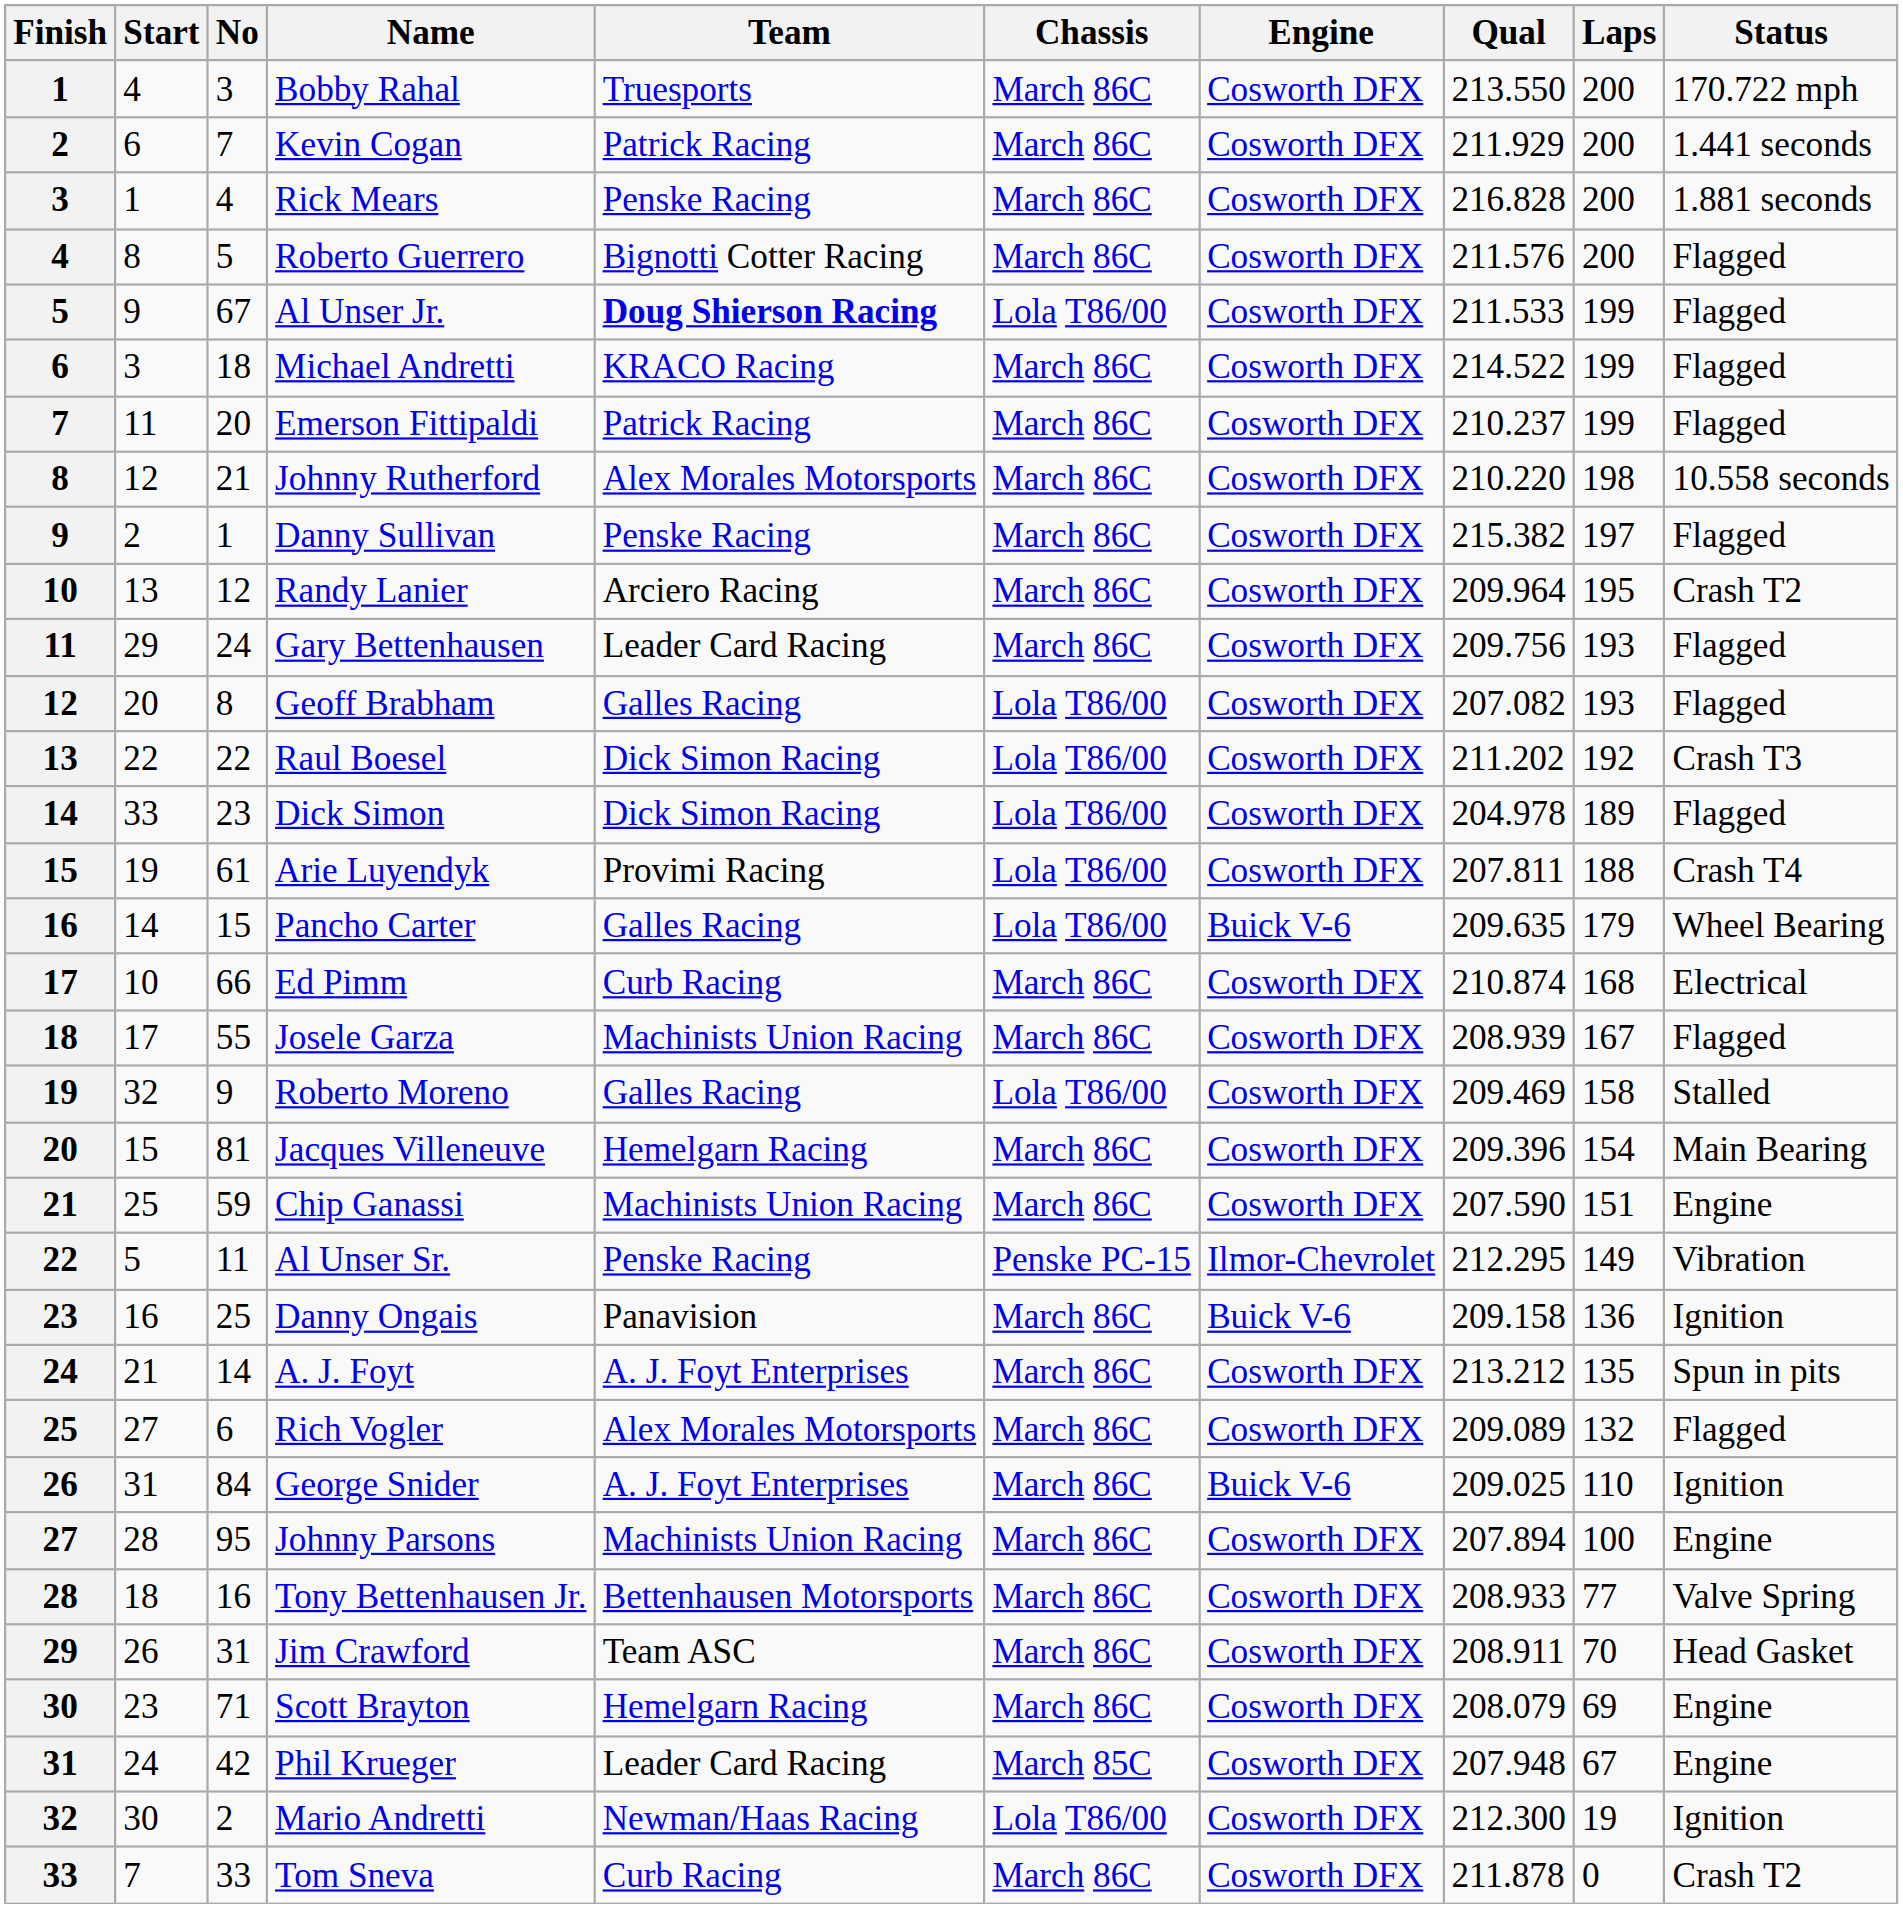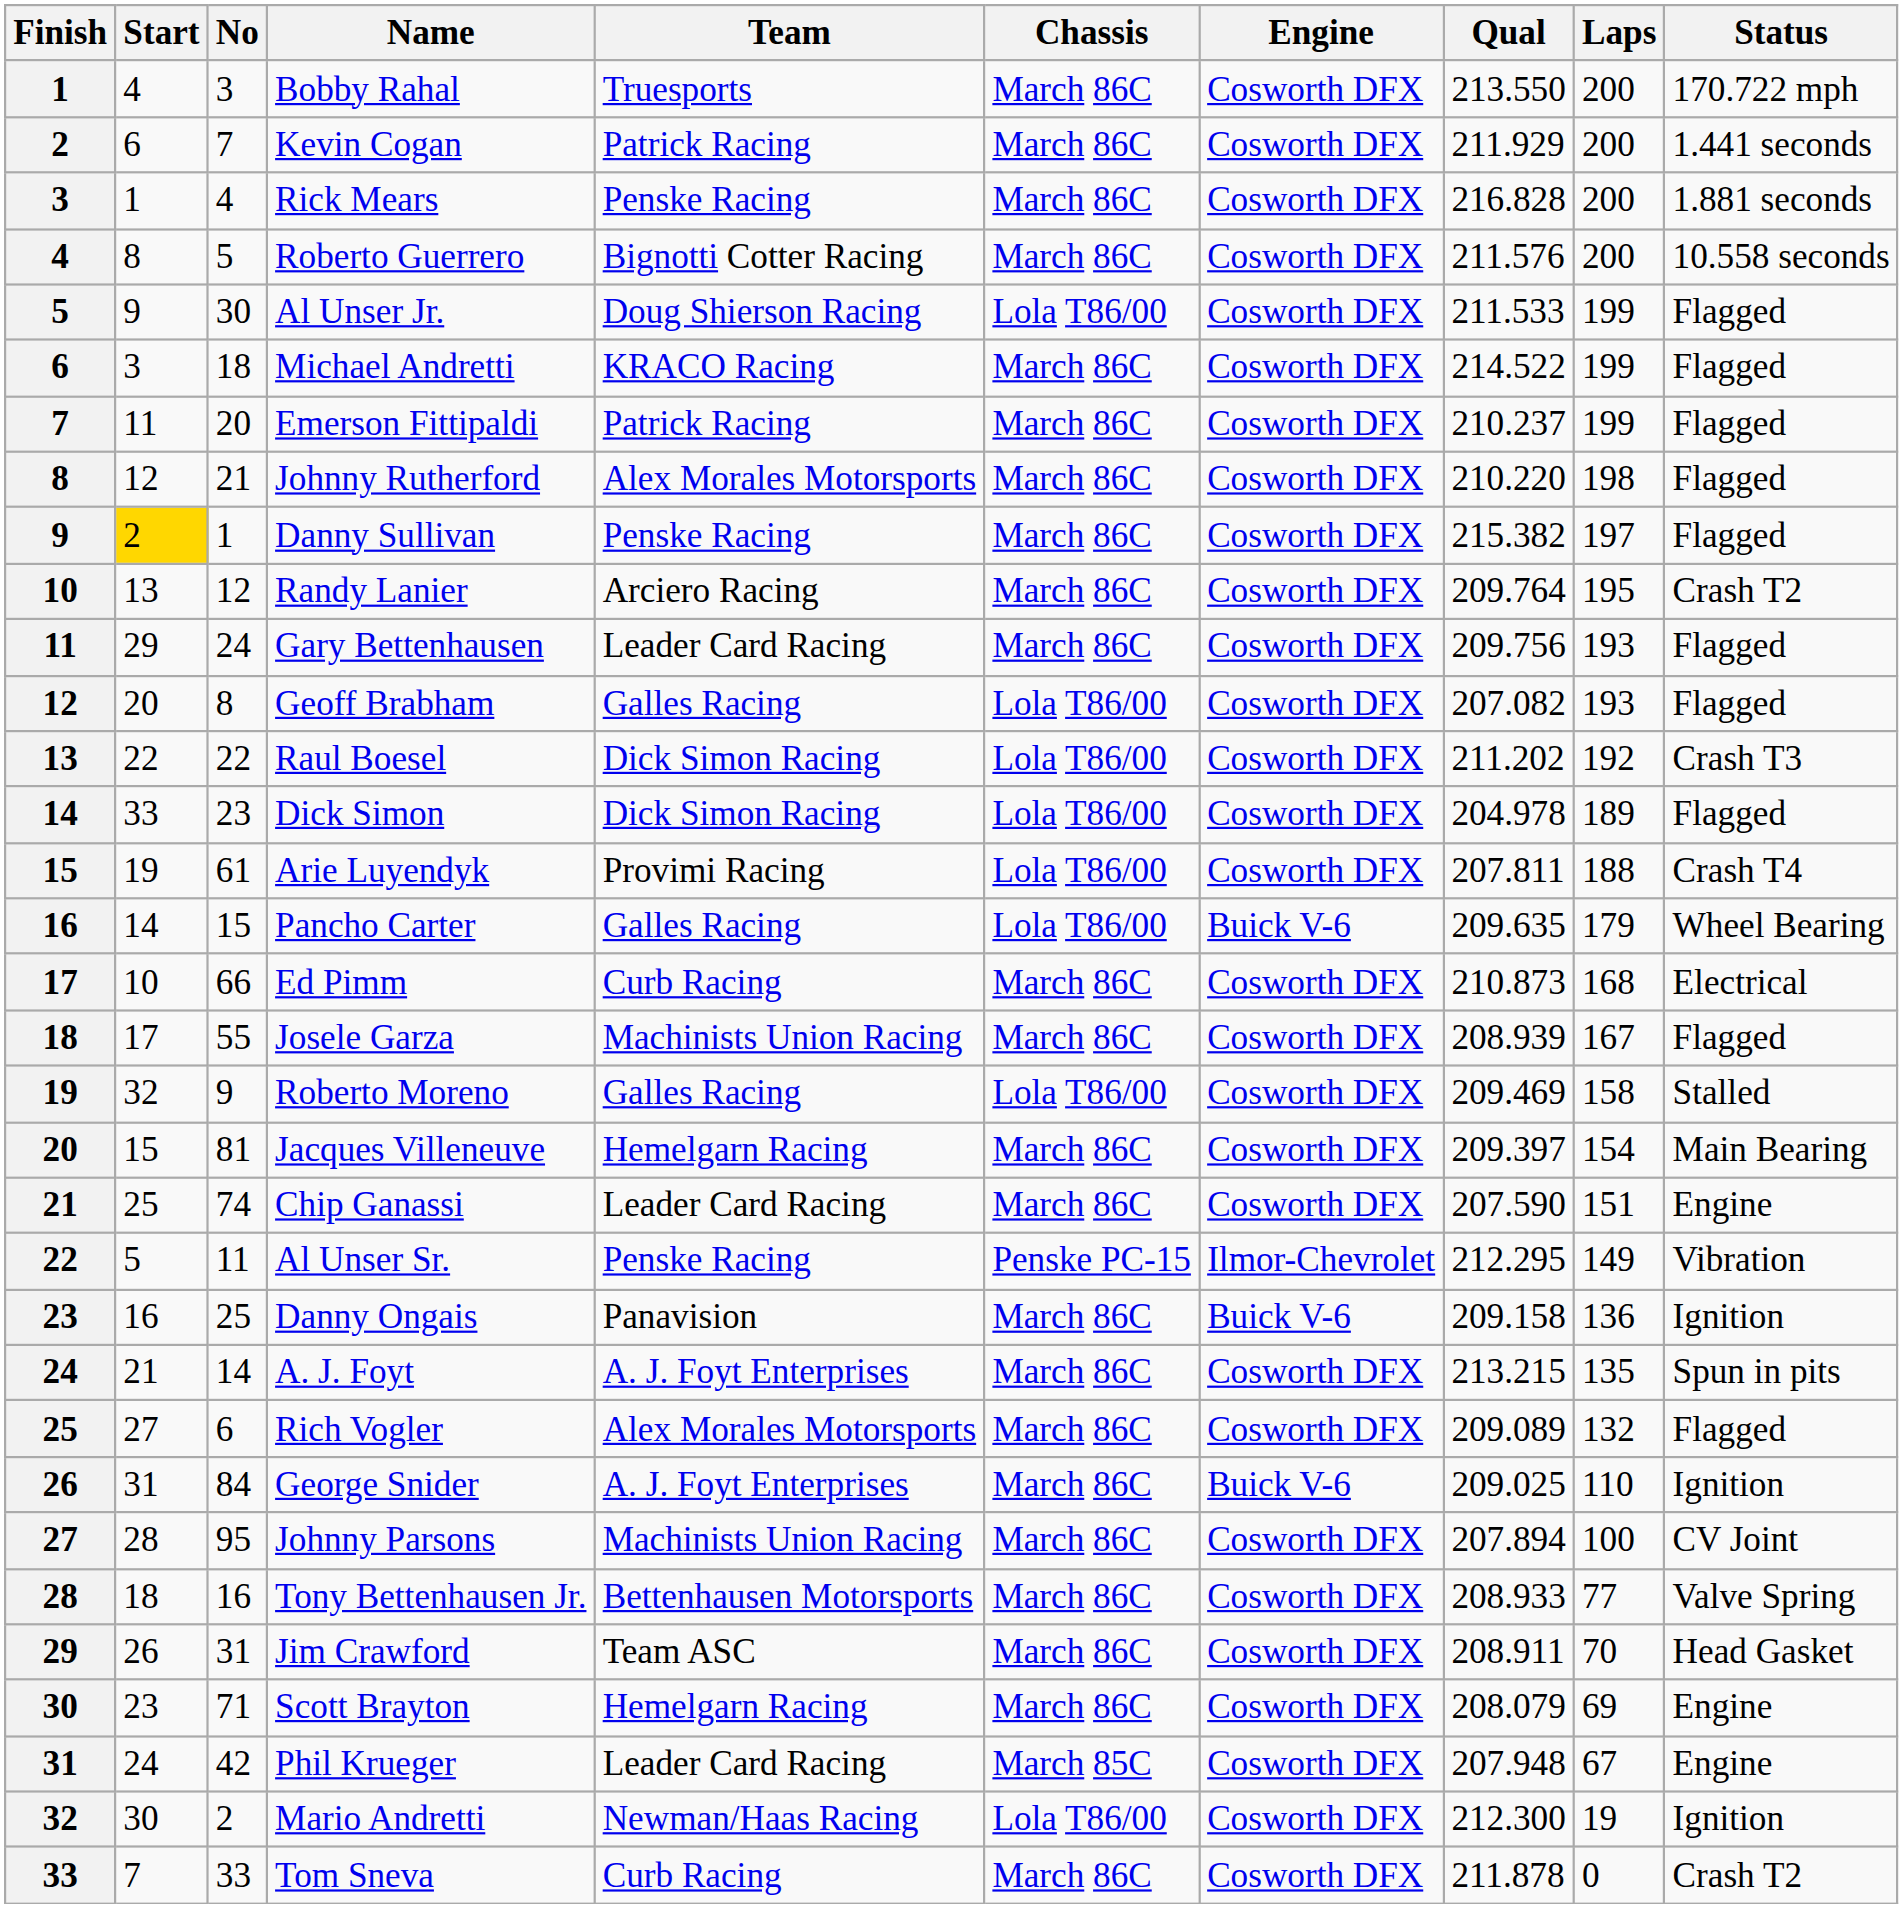(1729, 255) Flagged -> (1781, 255) 10.558 seconds
(233, 311) 67 -> (233, 311) 30
(770, 311) bold -> (762, 311) normal
(1781, 479) 10.558 seconds -> (1729, 479) Flagged
(132, 534) no background -> (132, 534) gold background
(1509, 590) 209.964 -> (1509, 590) 209.764
(1509, 981) 210.874 -> (1509, 981) 210.873
(1509, 1148) 209.396 -> (1509, 1148) 209.397
(233, 1204) 59 -> (233, 1204) 74
(783, 1204) Machinists Union Racing -> (744, 1204) Leader Card Racing
(1509, 1372) 213.212 -> (1509, 1372) 213.215
(1722, 1539) Engine -> (1735, 1539) CV Joint
